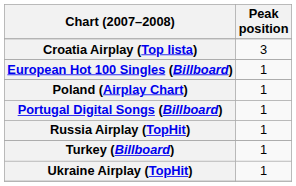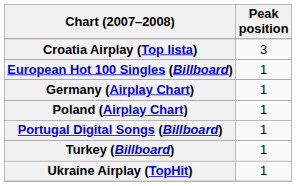+ row: (120, 89)
- row: (120, 130)
